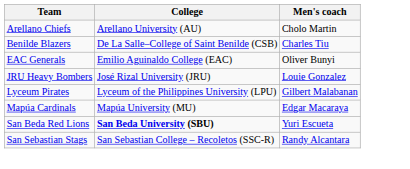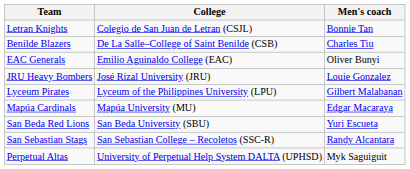- row: (39, 28)
+ row: (37, 28)
(155, 124) bold -> (153, 124) normal
+ row: (37, 156)
